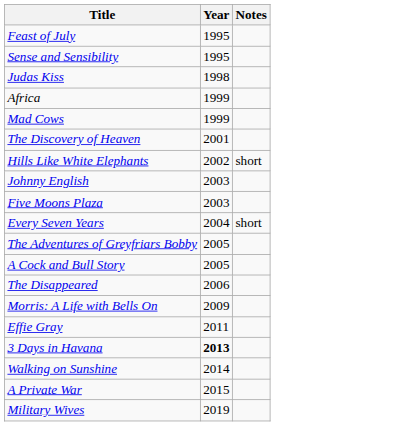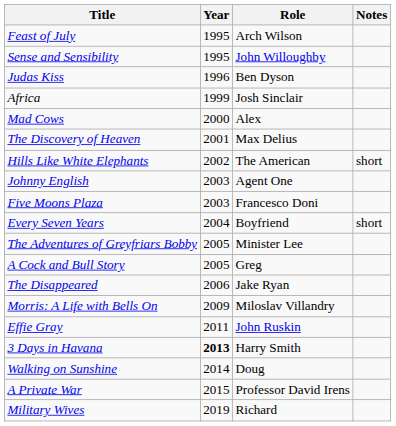+ column: (293, 14)
(216, 77) 1998 -> (216, 77) 1996
(216, 118) 1999 -> (216, 118) 2000
